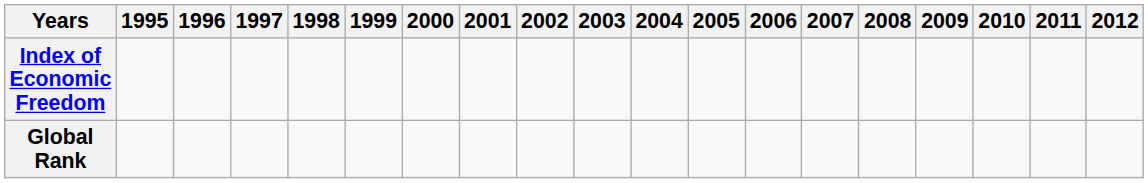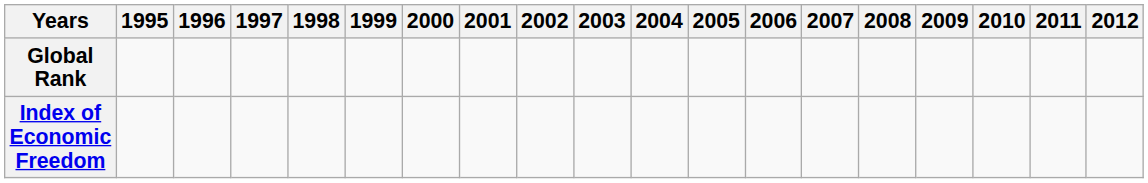rows swapped: (60, 79) <-> (60, 148)
